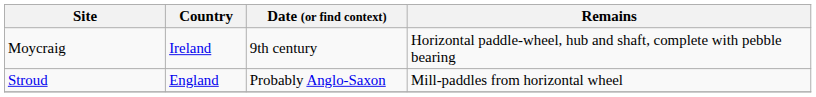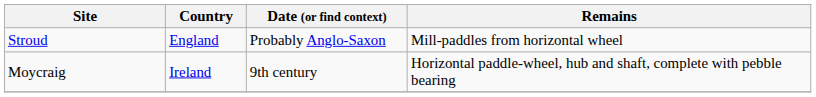rows swapped: (28, 80) <-> (37, 48)
